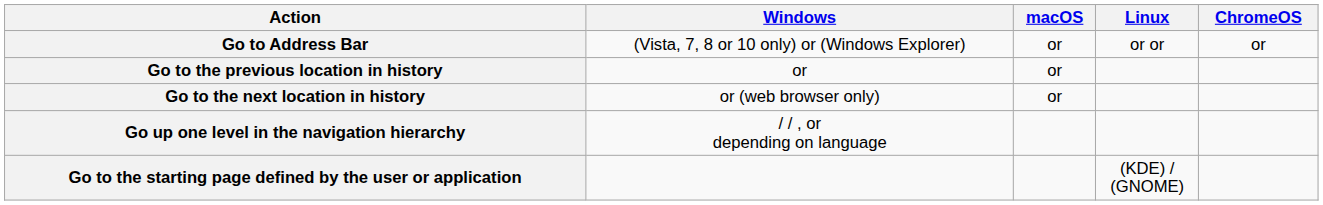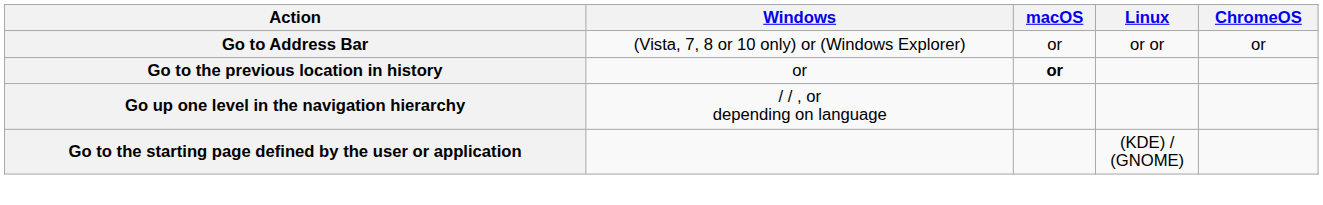(1055, 70) normal -> (1055, 70) bold
- row: (295, 96)
